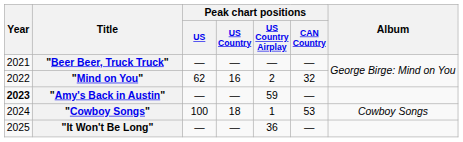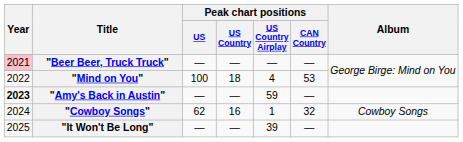(18, 62) no background -> (18, 62) pink background
(199, 79) 62 -> (199, 79) 100
(235, 79) 16 -> (235, 79) 18
(272, 79) 2 -> (272, 79) 4
(309, 79) 32 -> (309, 79) 53
(199, 112) 100 -> (199, 112) 62
(235, 112) 18 -> (235, 112) 16
(309, 112) 53 -> (309, 112) 32
(272, 128) 36 -> (272, 128) 39
